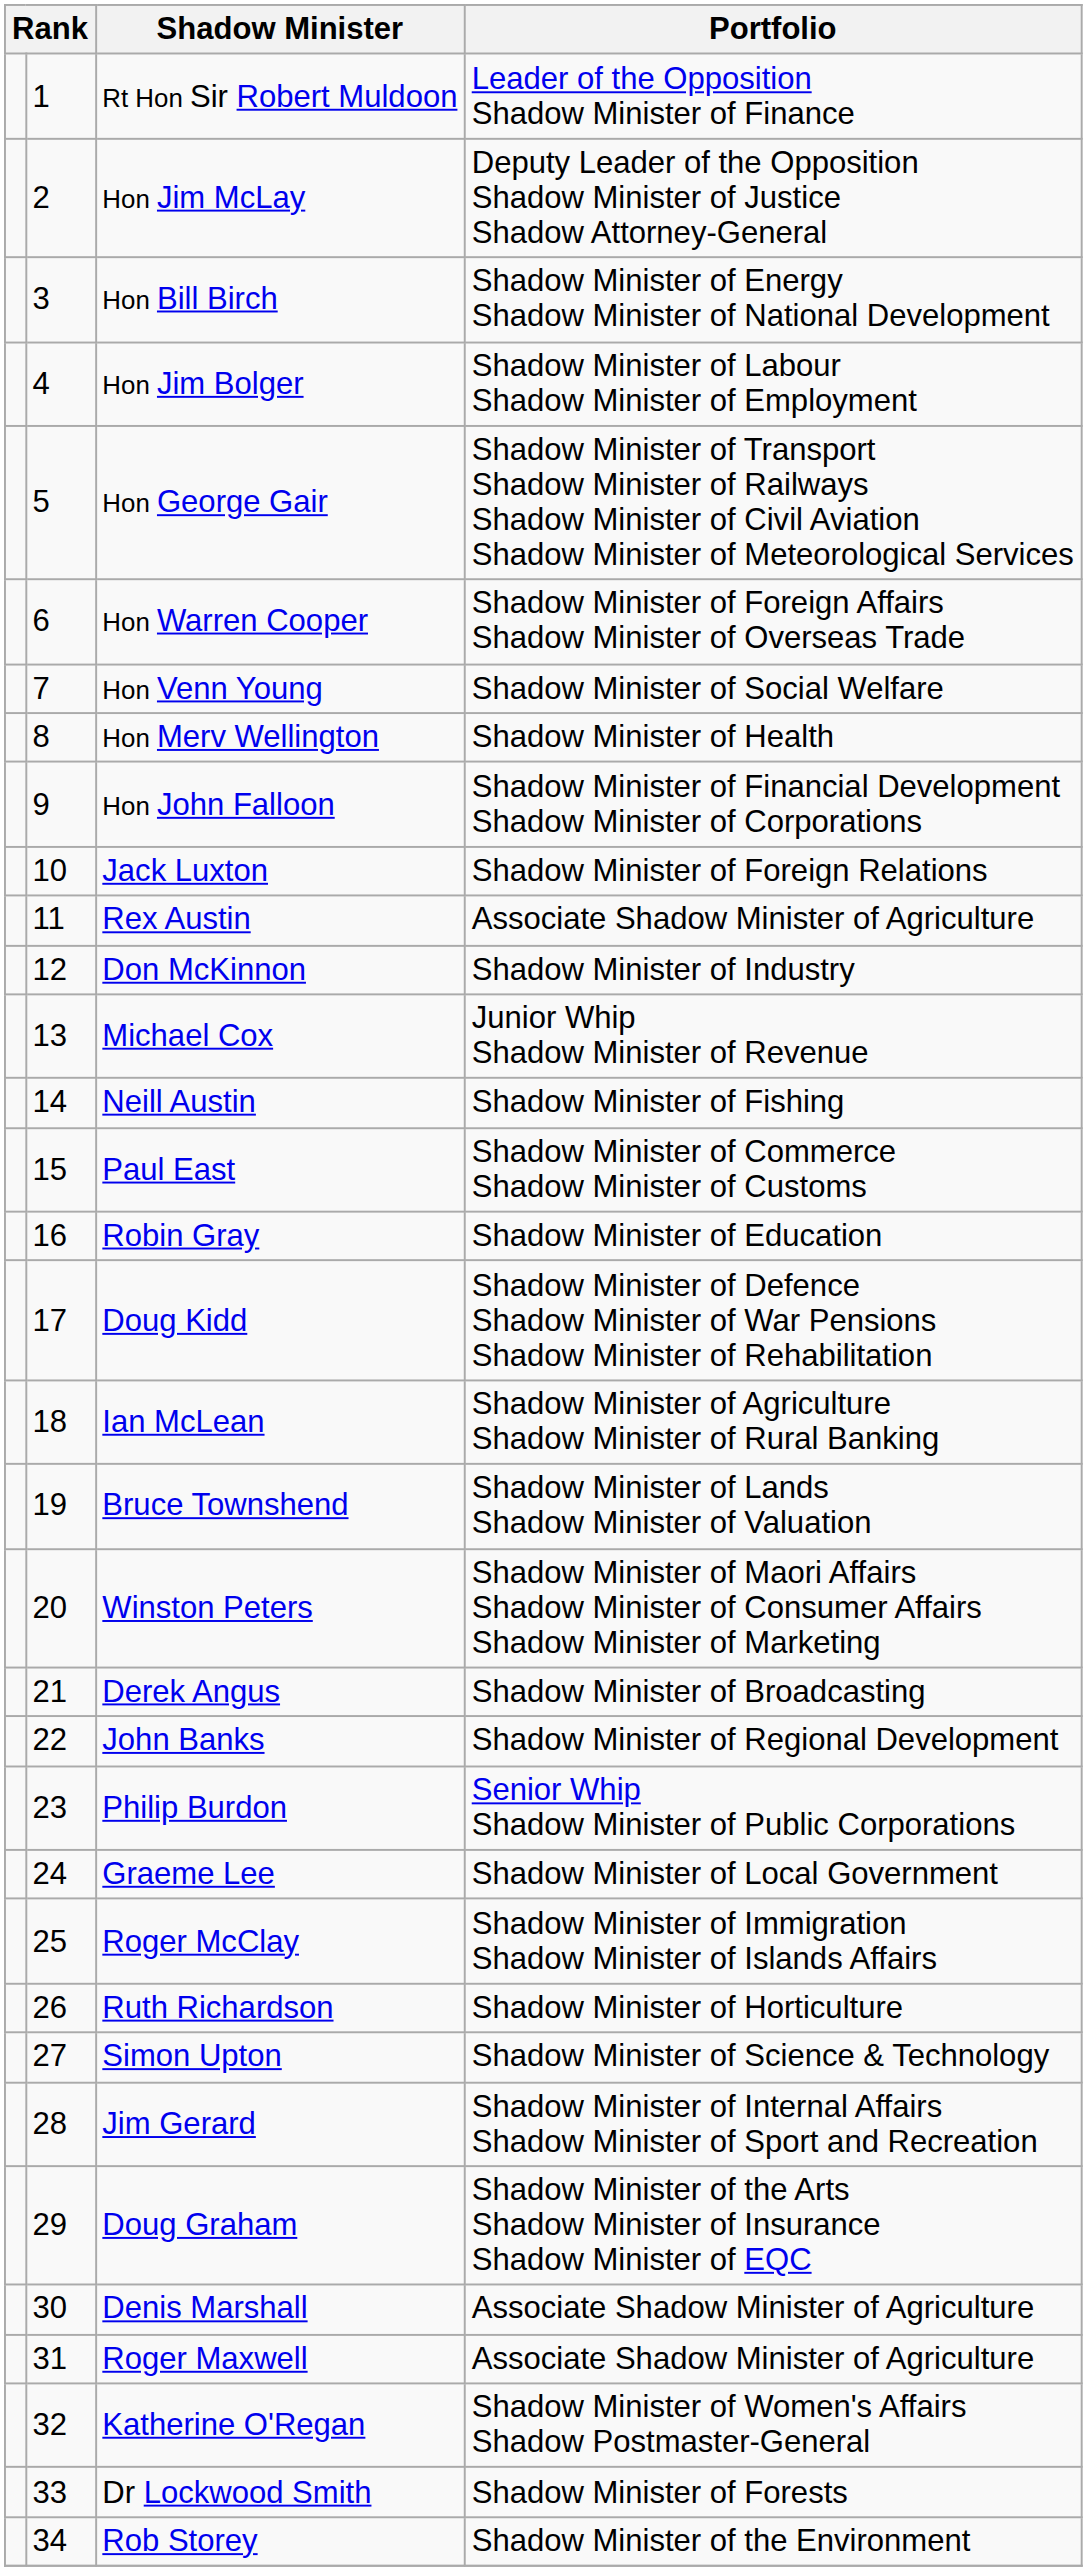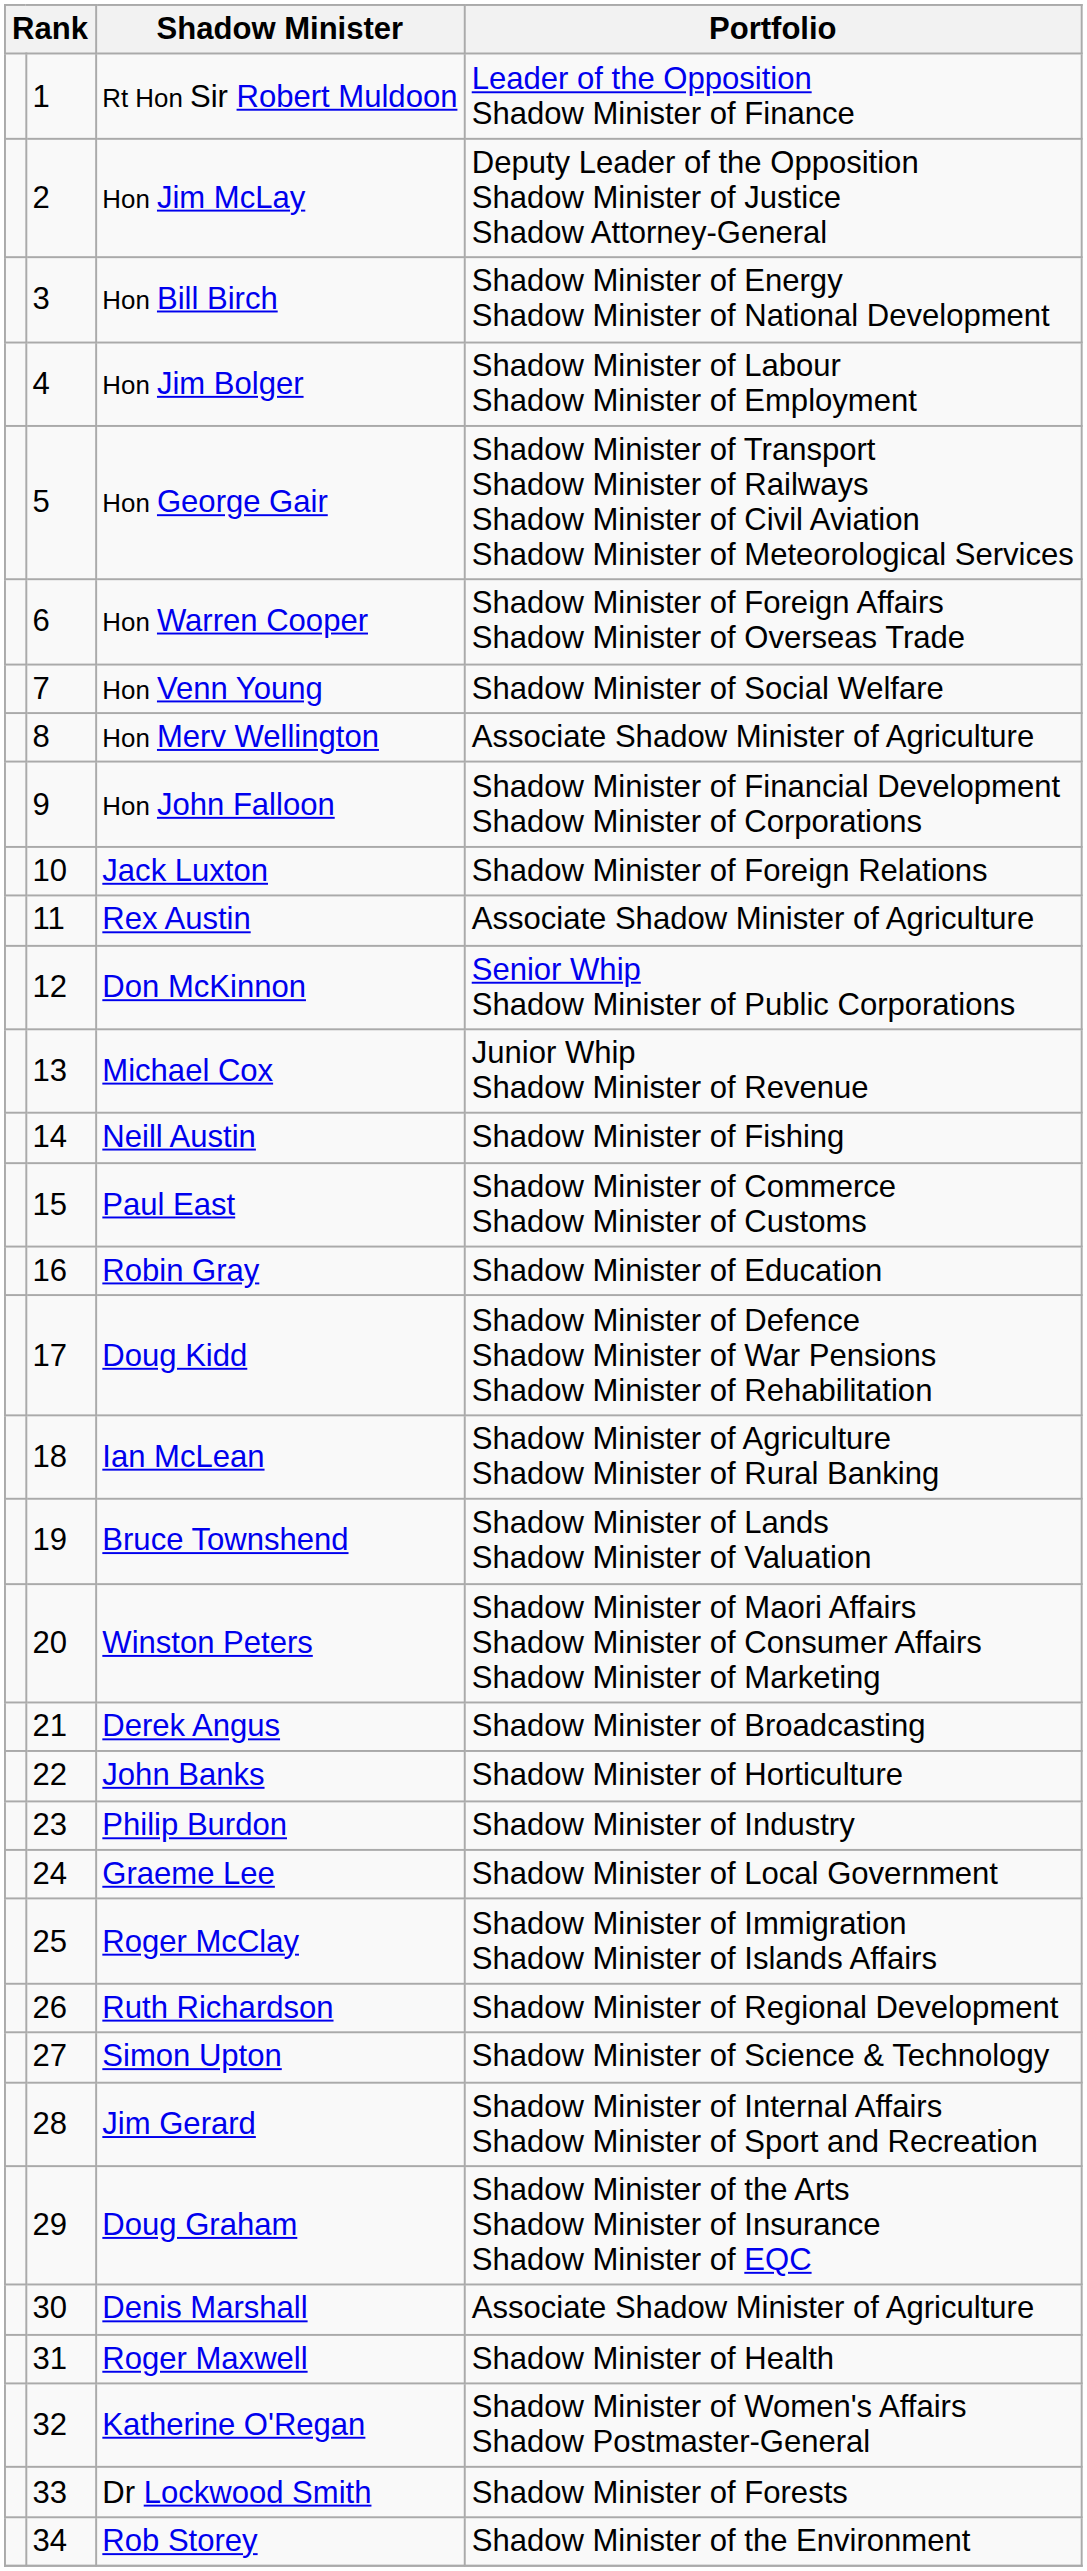(653, 737) Shadow Minister of Health -> (753, 737) Associate Shadow Minister of Agriculture
(663, 969) Shadow Minister of Industry -> (743, 986) Senior Whip Shadow Minister of Public Corporations
(765, 1740) Shadow Minister of Regional Development -> (687, 1775) Shadow Minister of Horticulture
(743, 1807) Senior Whip Shadow Minister of Public Corporations -> (663, 1824) Shadow Minister of Industry
(687, 2007) Shadow Minister of Horticulture -> (765, 2007) Shadow Minister of Regional Development
(753, 2358) Associate Shadow Minister of Agriculture -> (653, 2358) Shadow Minister of Health
